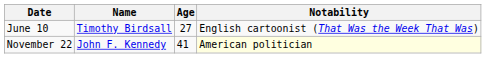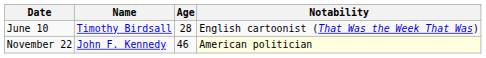(186, 29) 27 -> (186, 29) 28
(183, 45) 41 -> (183, 45) 46
